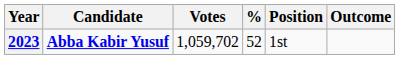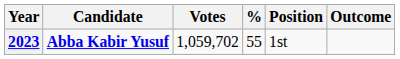(254, 41) 52 -> (254, 41) 55
